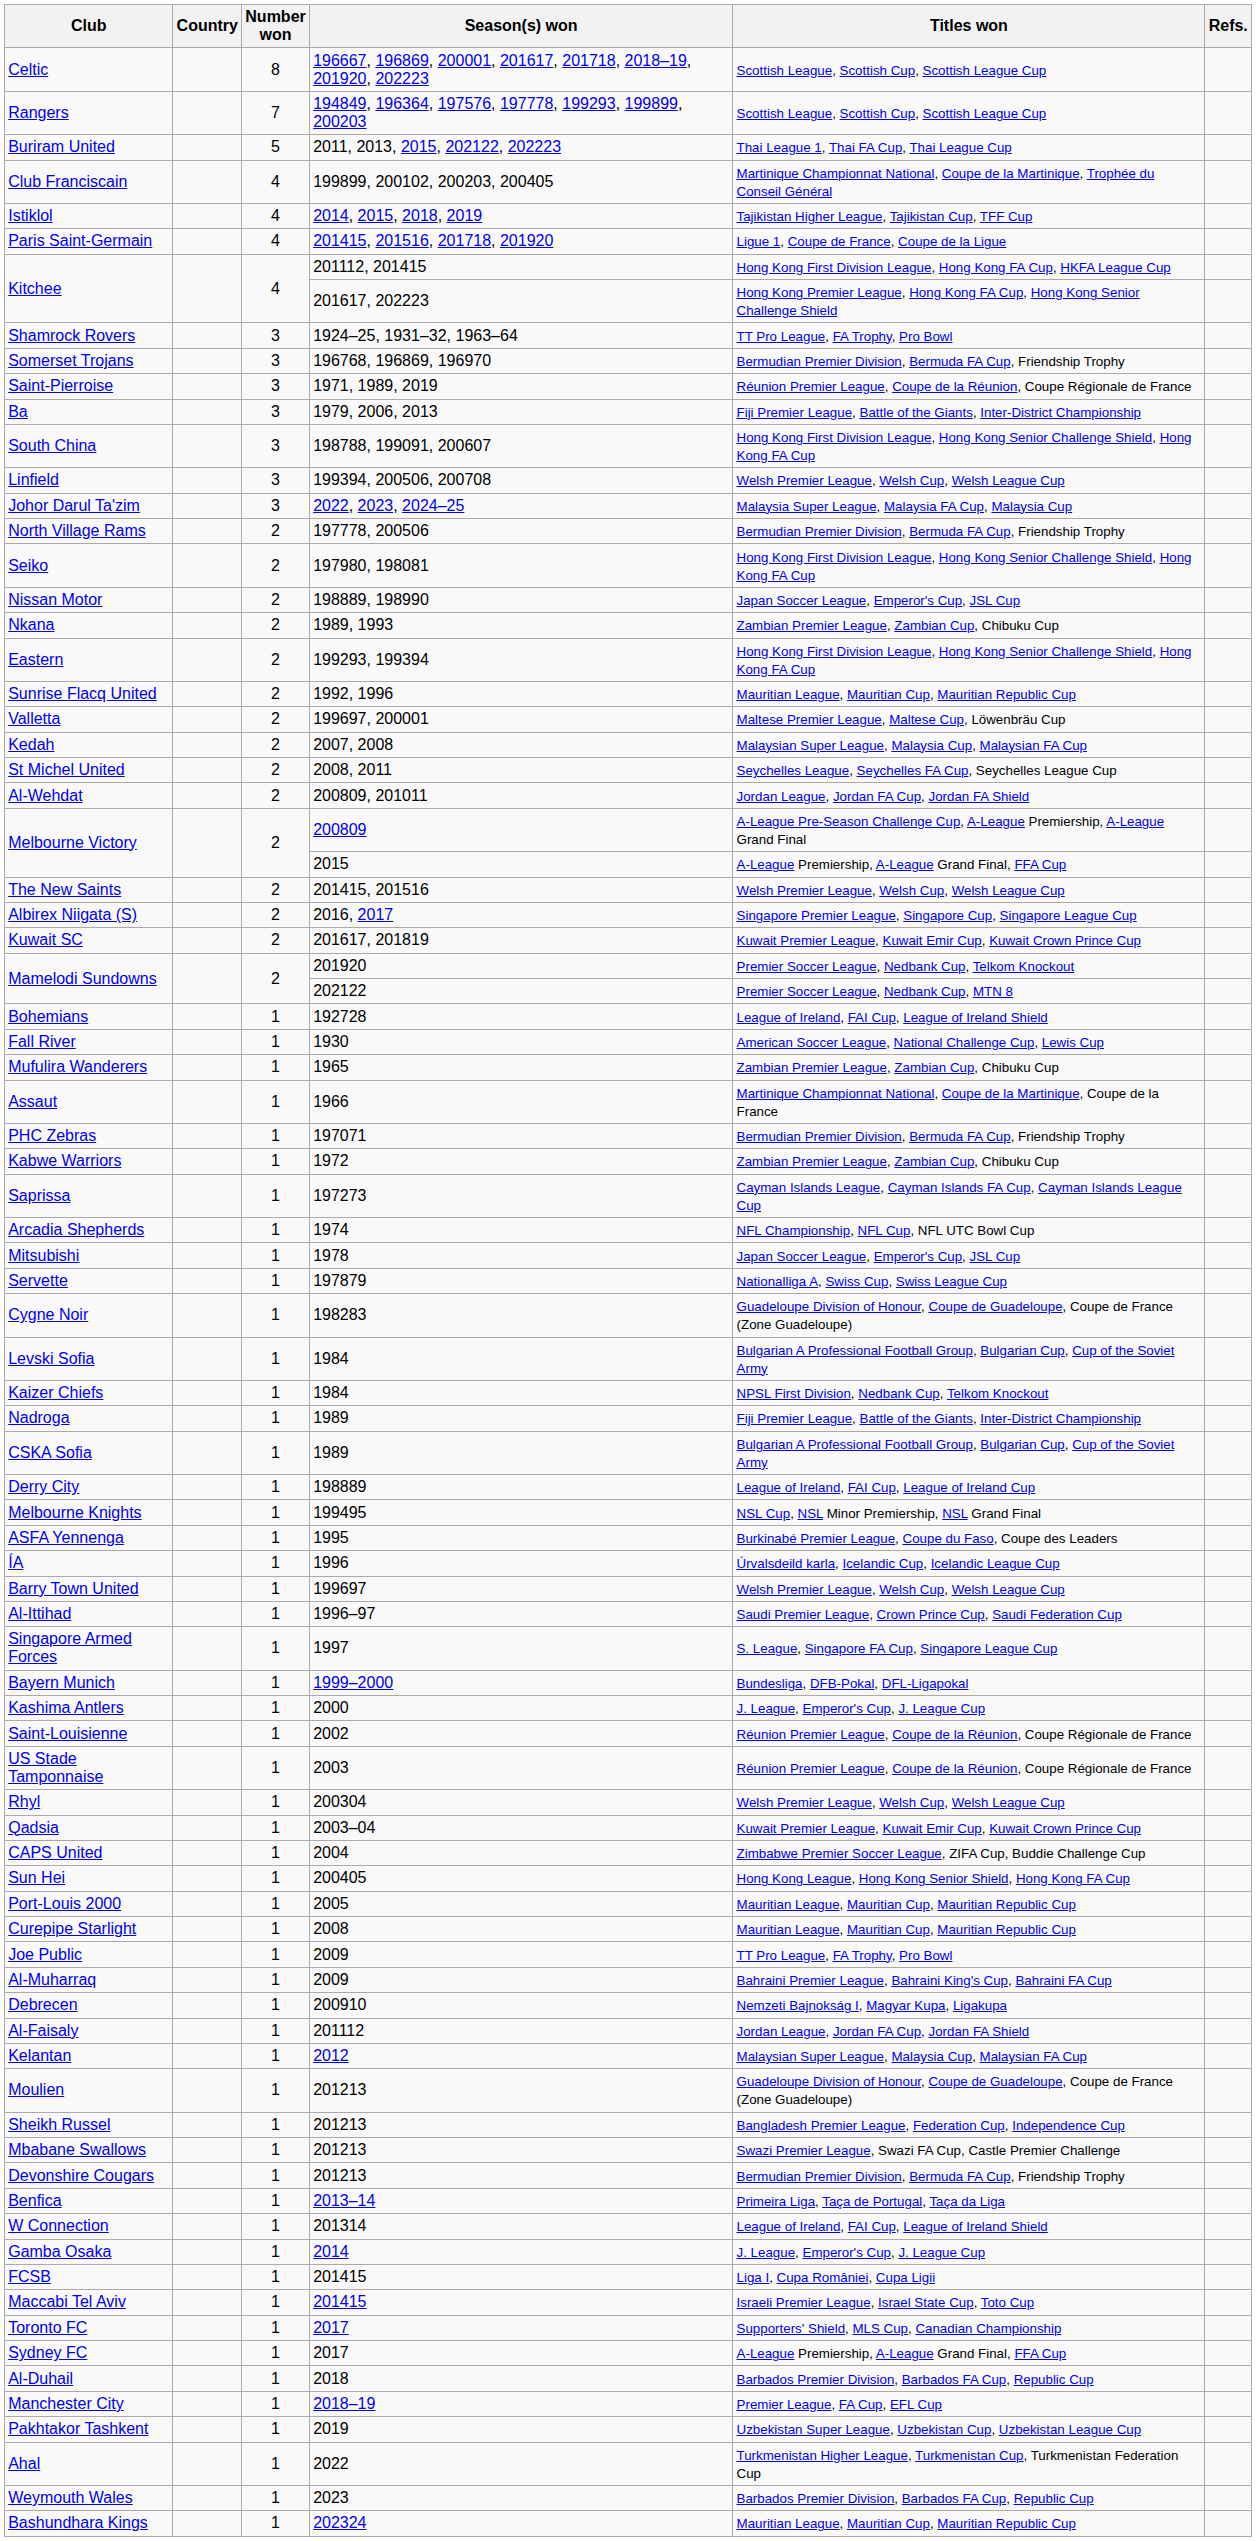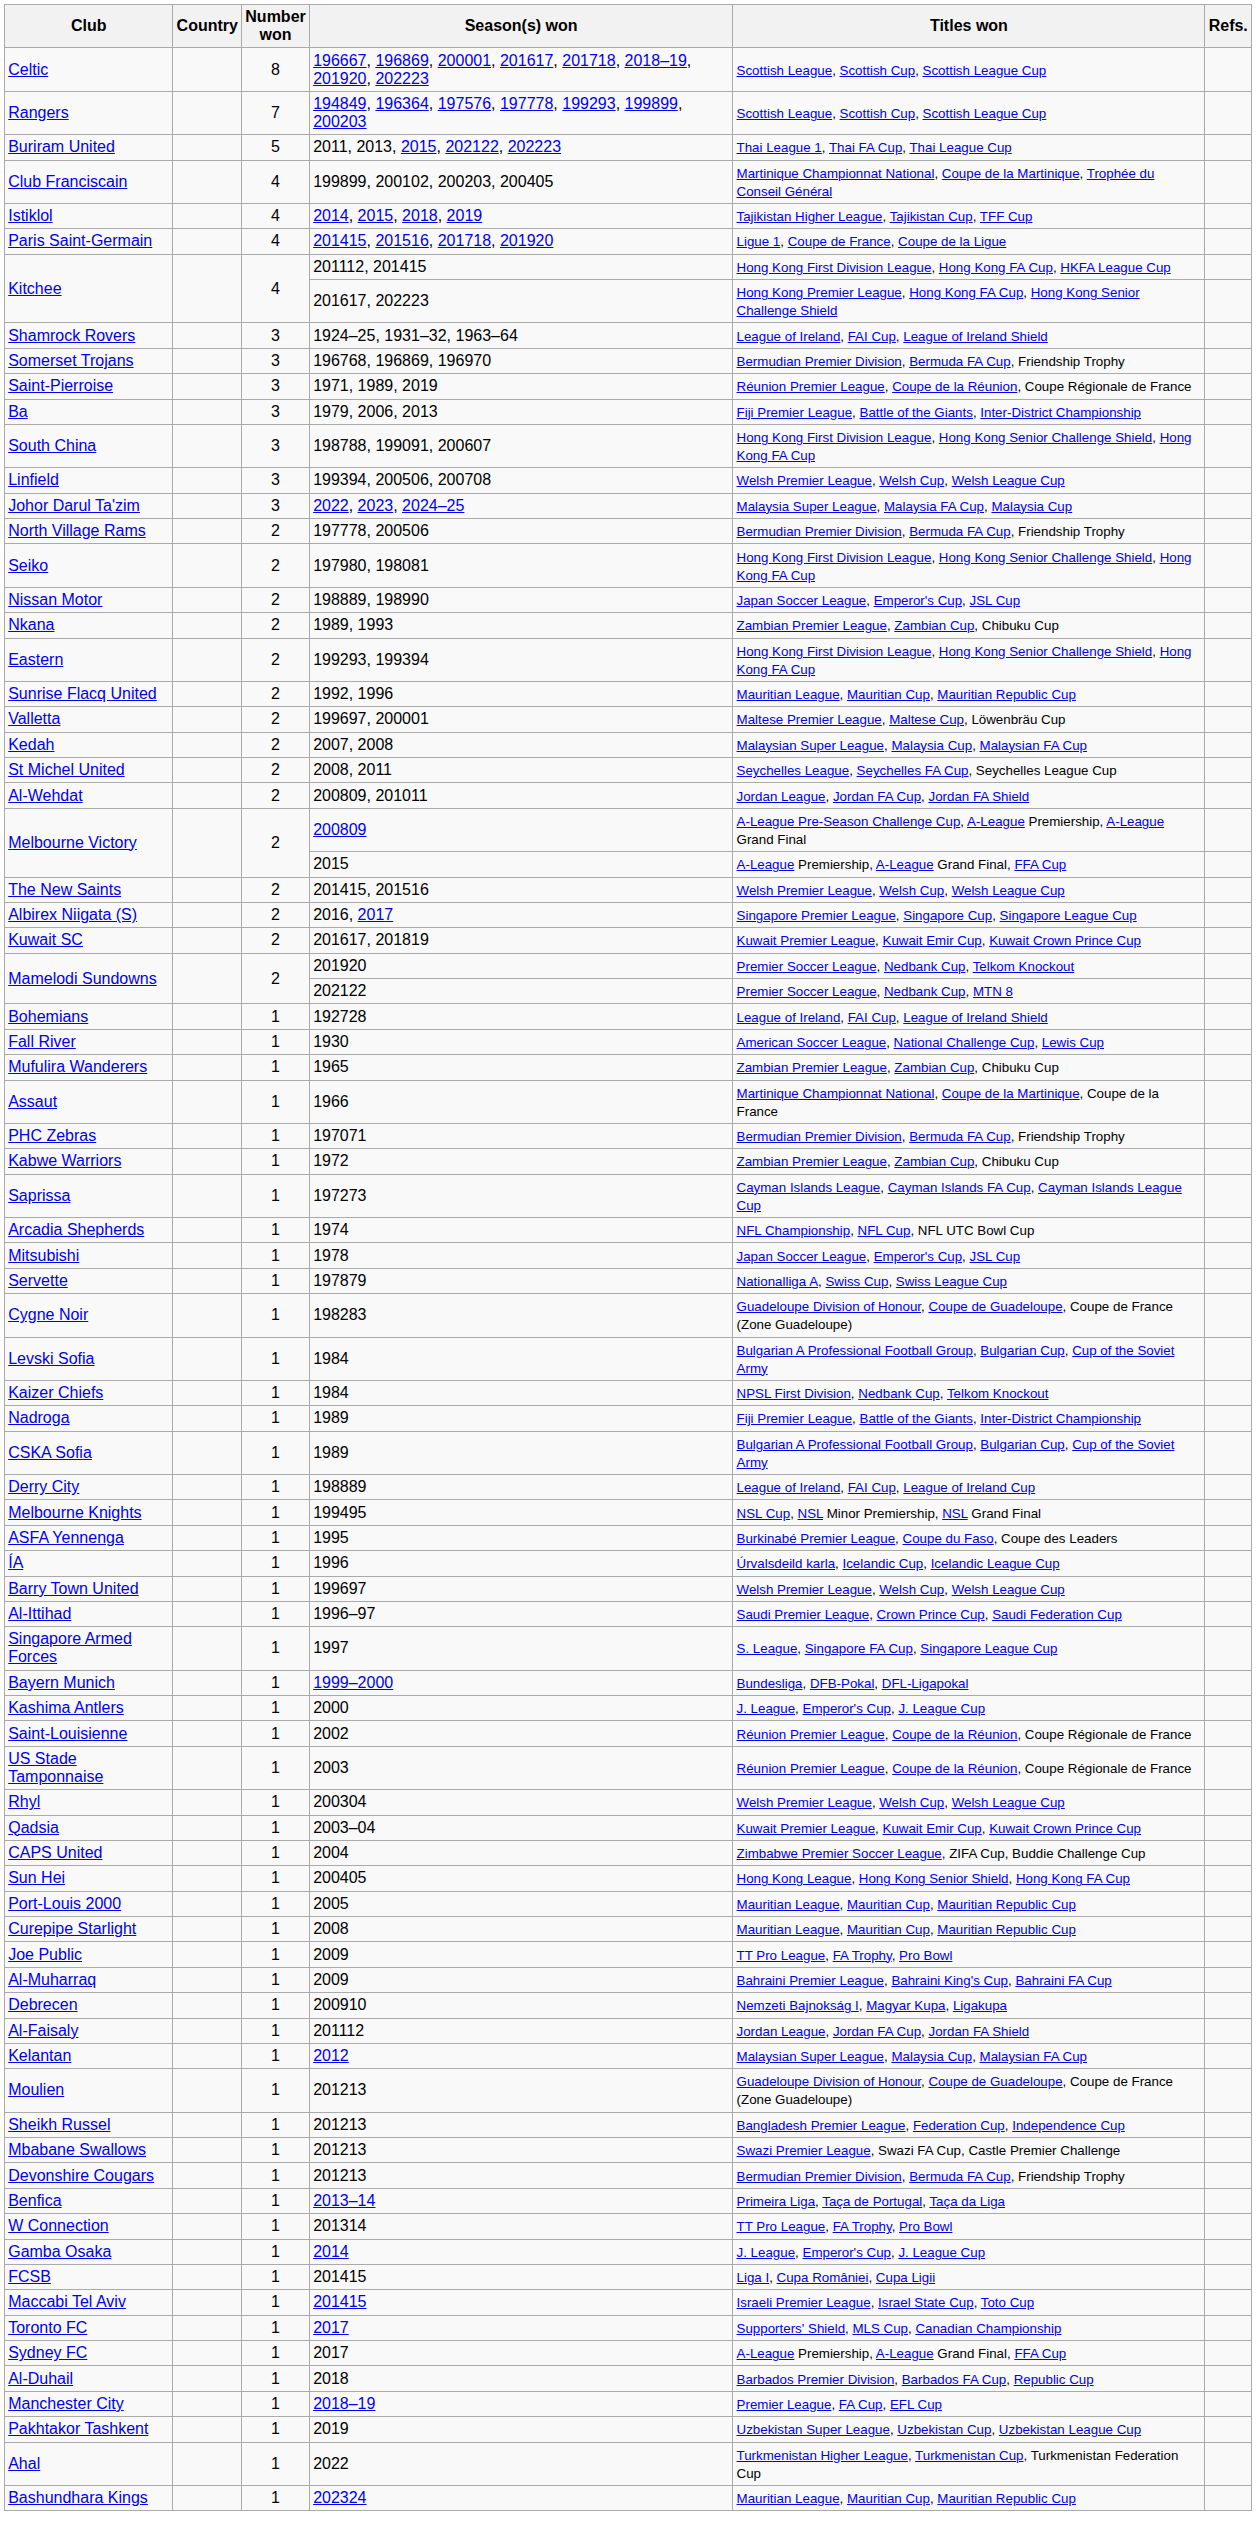(844, 336) TT Pro League, FA Trophy, Pro Bowl -> (892, 336) League of Ireland, FAI Cup, League of Ireland Shield
(892, 2227) League of Ireland, FAI Cup, League of Ireland Shield -> (844, 2227) TT Pro League, FA Trophy, Pro Bowl
- row: (70, 2498)
